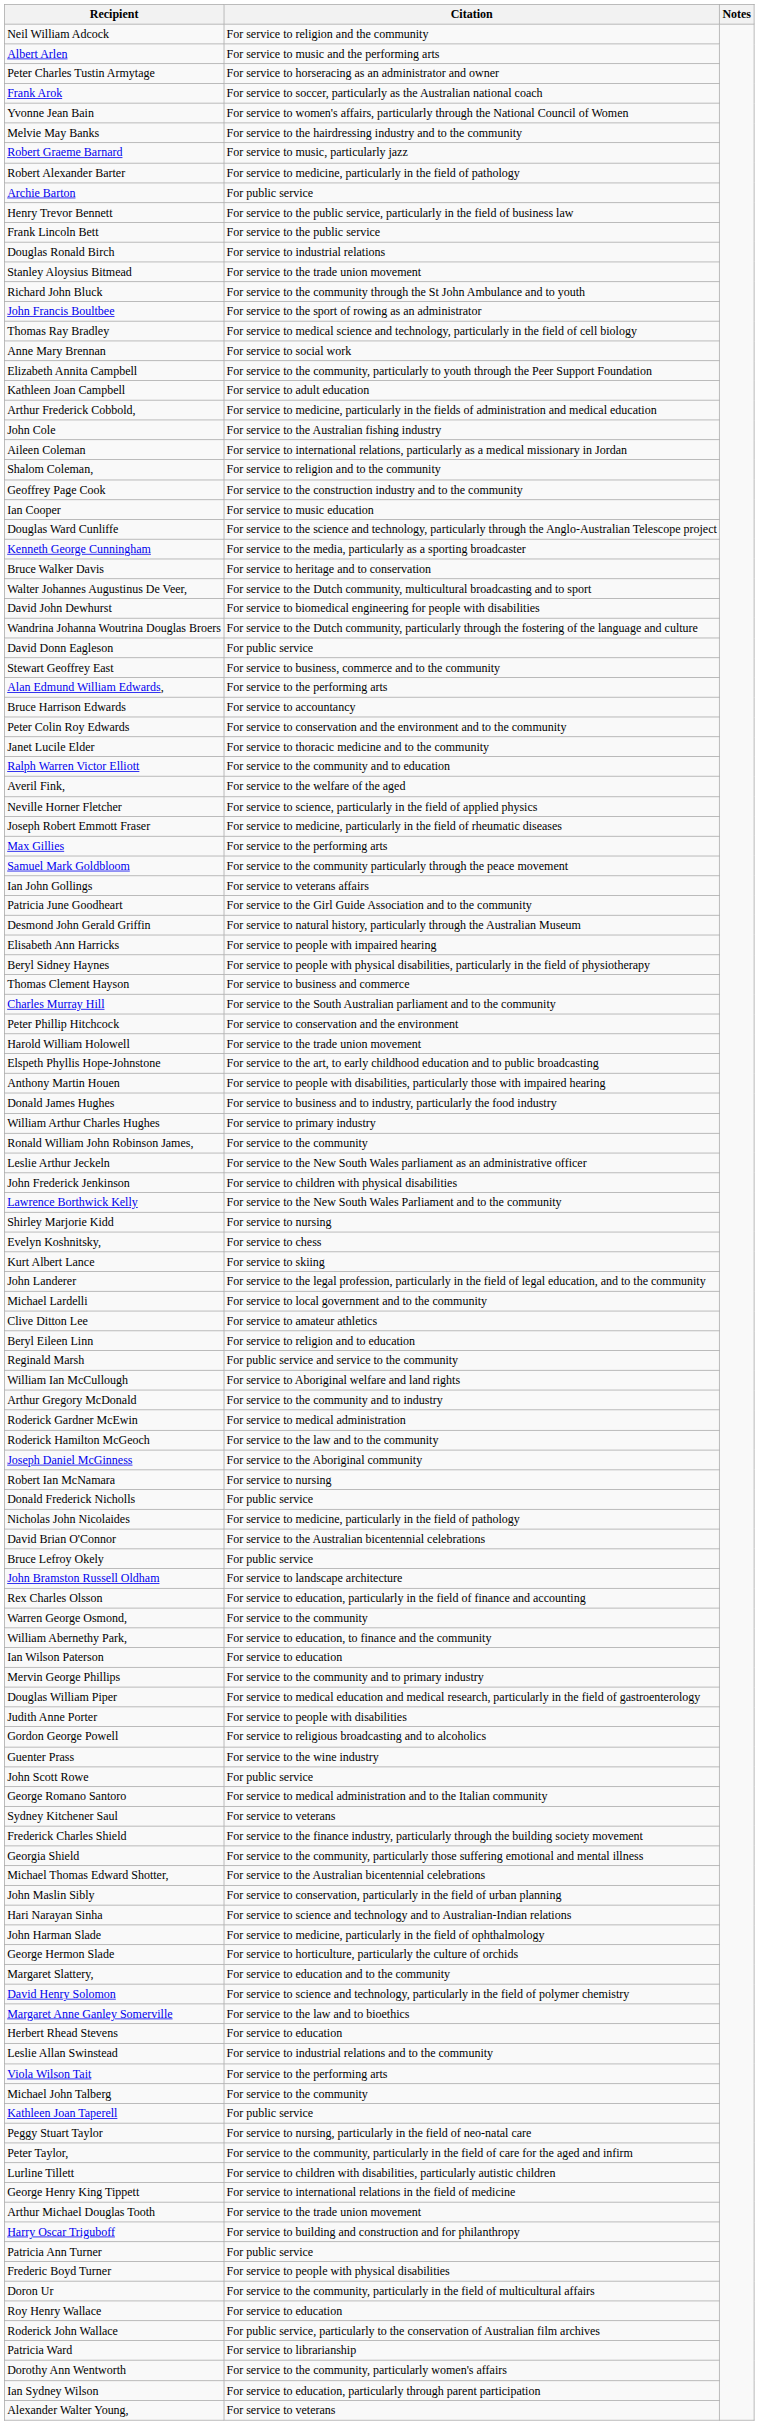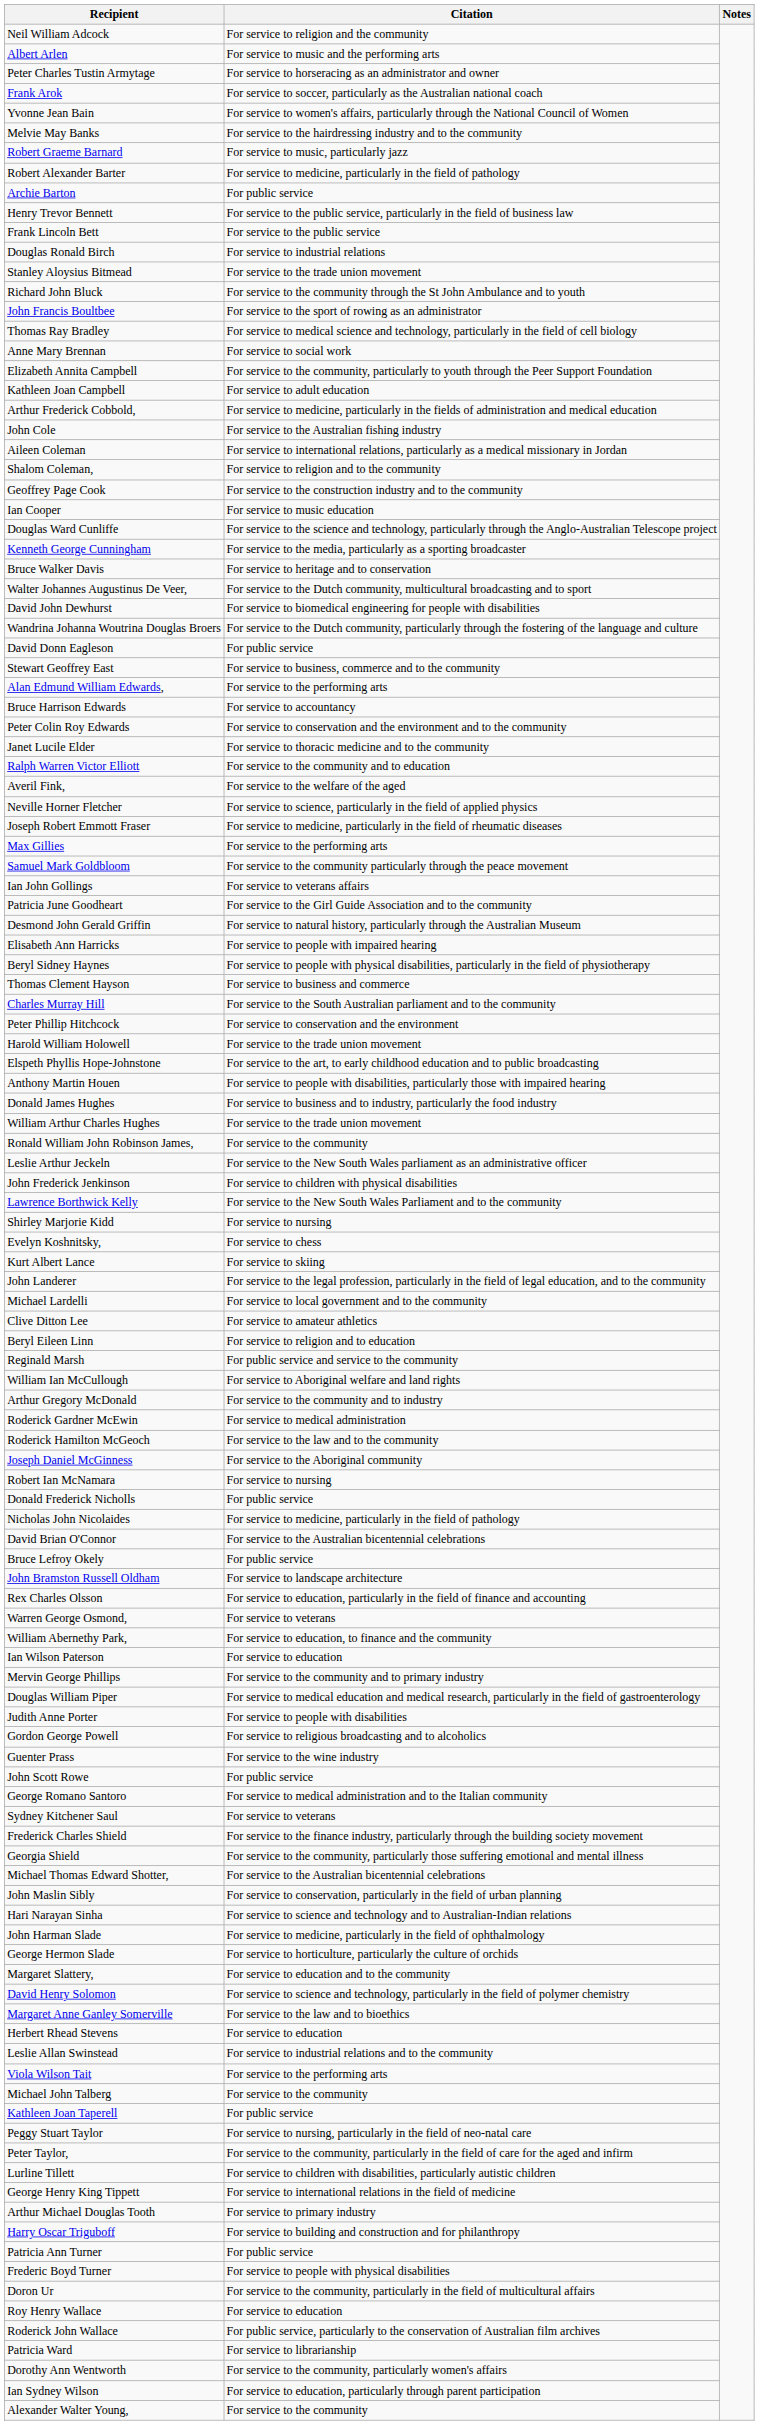(301, 1123) For service to primary industry -> (324, 1123) For service to the trade union movement
(297, 1618) For service to the community -> (281, 1618) For service to veterans
(324, 2212) For service to the trade union movement -> (301, 2212) For service to primary industry
(281, 2410) For service to veterans -> (297, 2410) For service to the community
